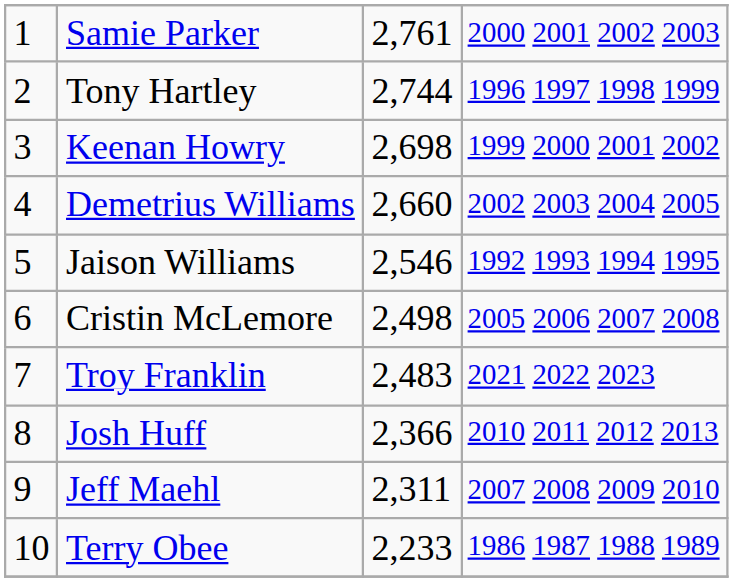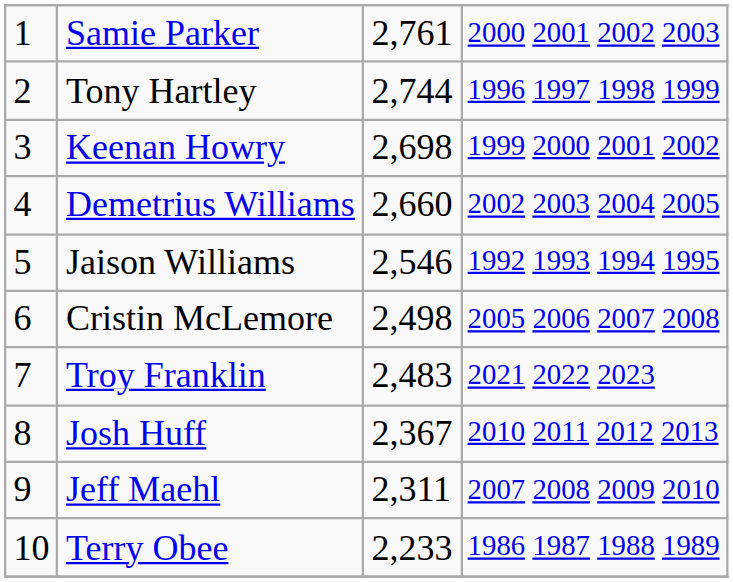(412, 432) 2,366 -> (412, 432) 2,367
